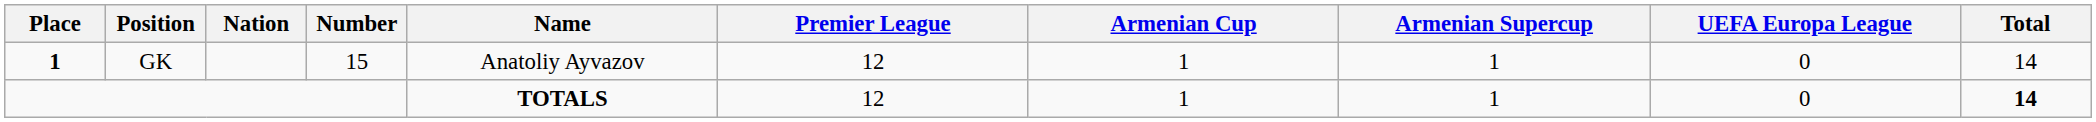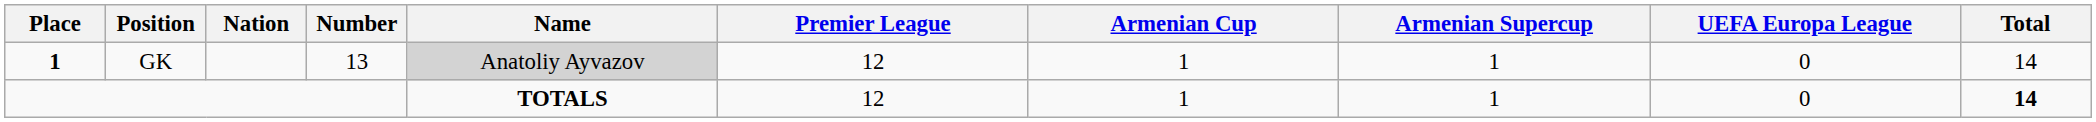(357, 61) 15 -> (357, 61) 13
(562, 61) no background -> (562, 61) lightgrey background
